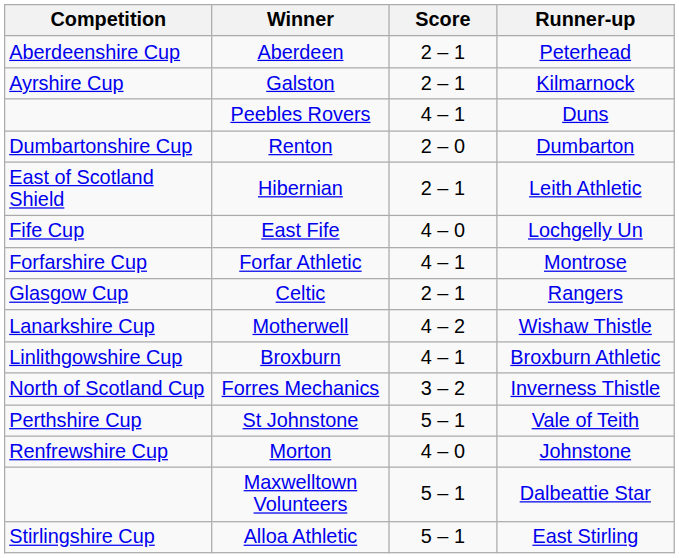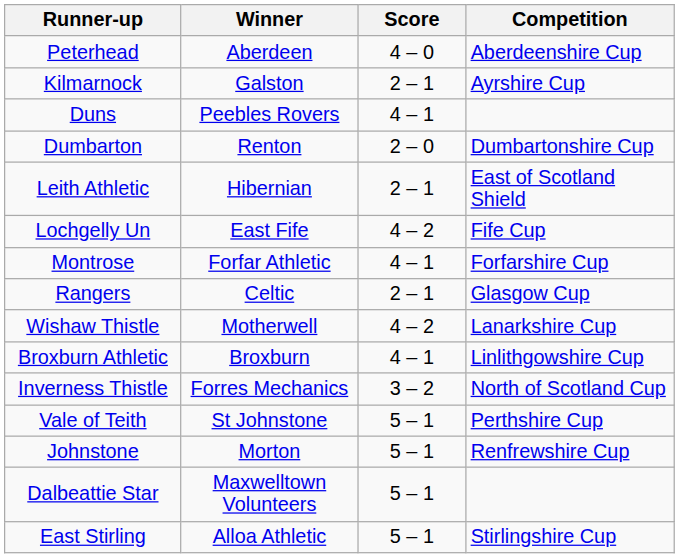columns swapped: (108, 20) <-> (585, 20)
(443, 51) 2 – 1 -> (412, 51) 4 – 0
(443, 231) 4 – 0 -> (412, 231) 4 – 2
(443, 451) 4 – 0 -> (412, 451) 5 – 1
